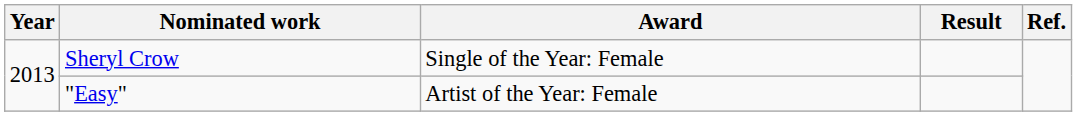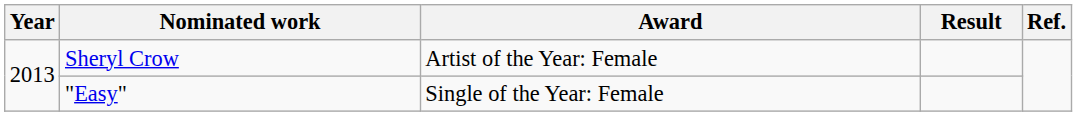(544, 57) Single of the Year: Female -> (541, 57) Artist of the Year: Female
(541, 93) Artist of the Year: Female -> (544, 93) Single of the Year: Female
